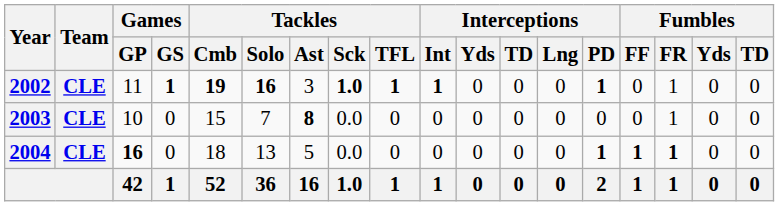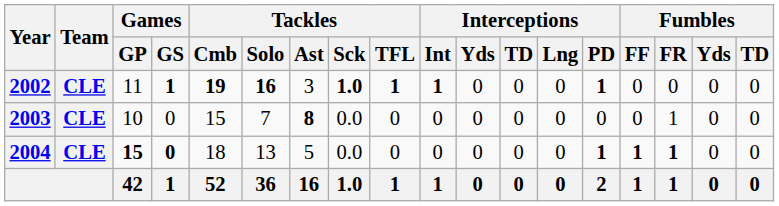(673, 86) 1 -> (673, 86) 0
(133, 151) 16 -> (133, 151) 15
(170, 151) normal -> (170, 151) bold
